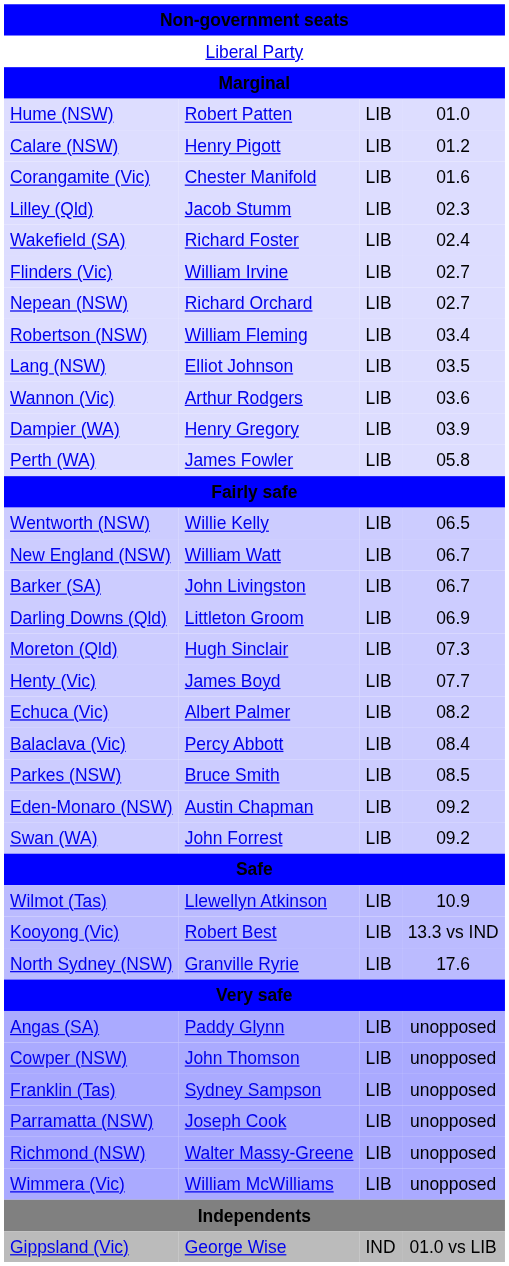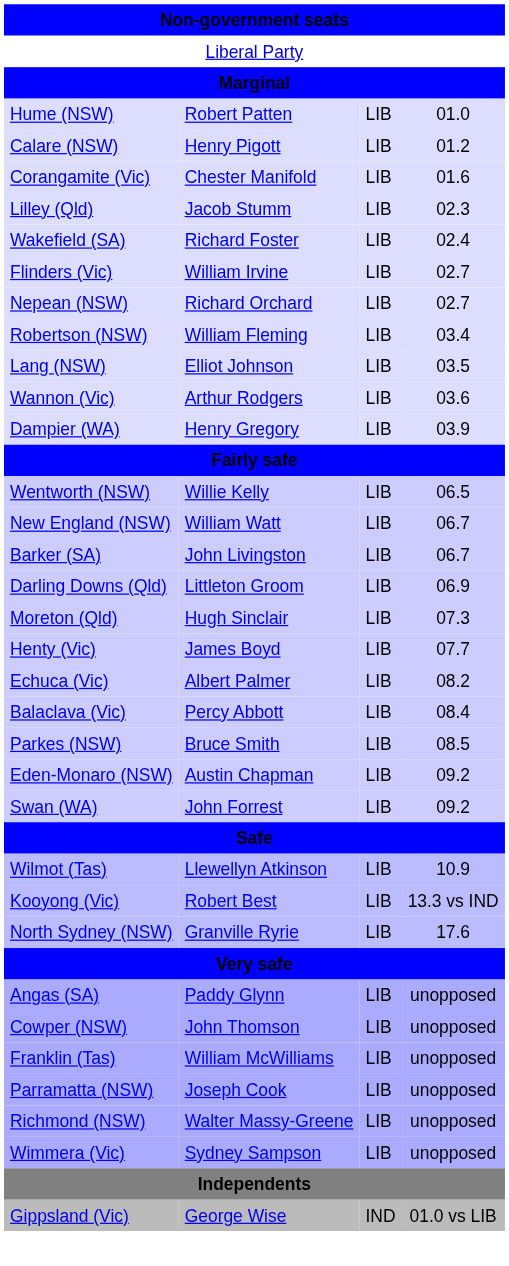- row: (53, 460)
(253, 1089) Sydney Sampson -> (259, 1058) William McWilliams
(259, 1184) William McWilliams -> (253, 1152) Sydney Sampson
